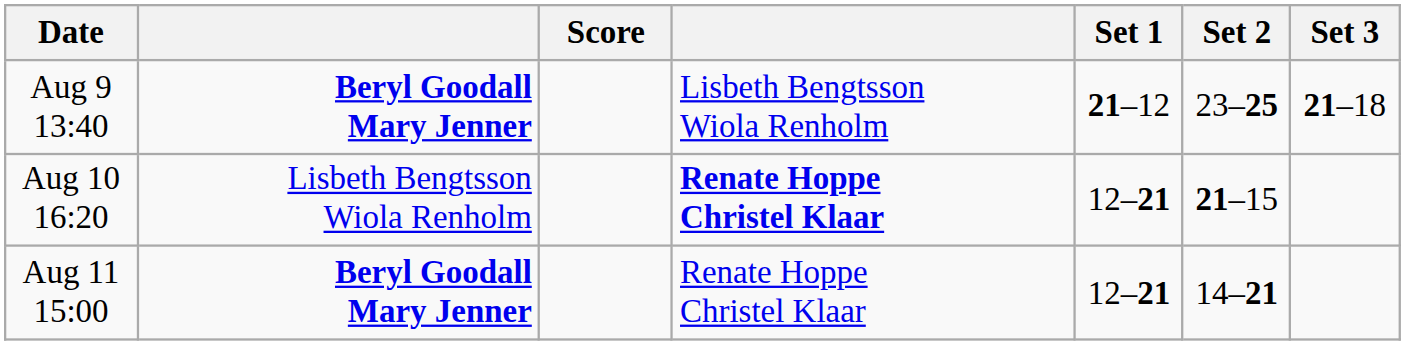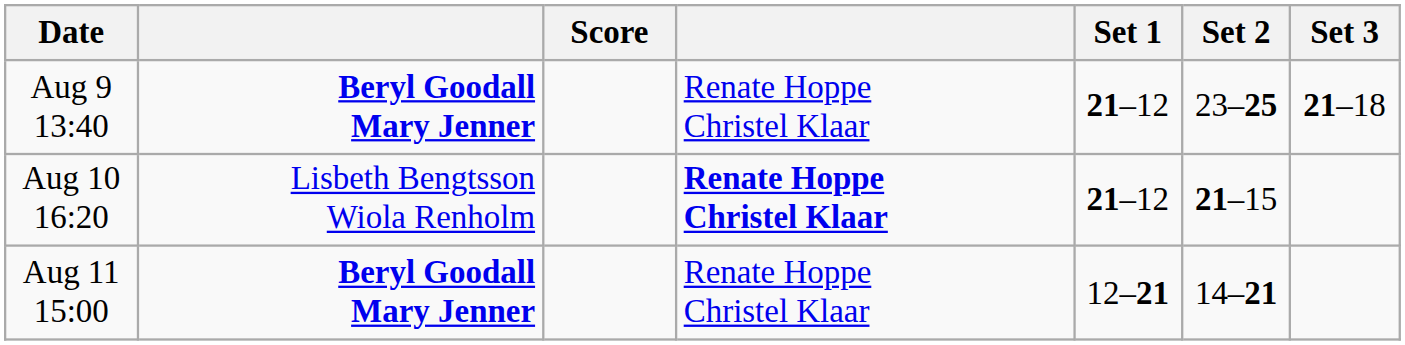(802, 105) Lisbeth Bengtsson Wiola Renholm -> (778, 105) Renate Hoppe Christel Klaar
(1129, 199) 12–21 -> (1128, 199) 21–12
